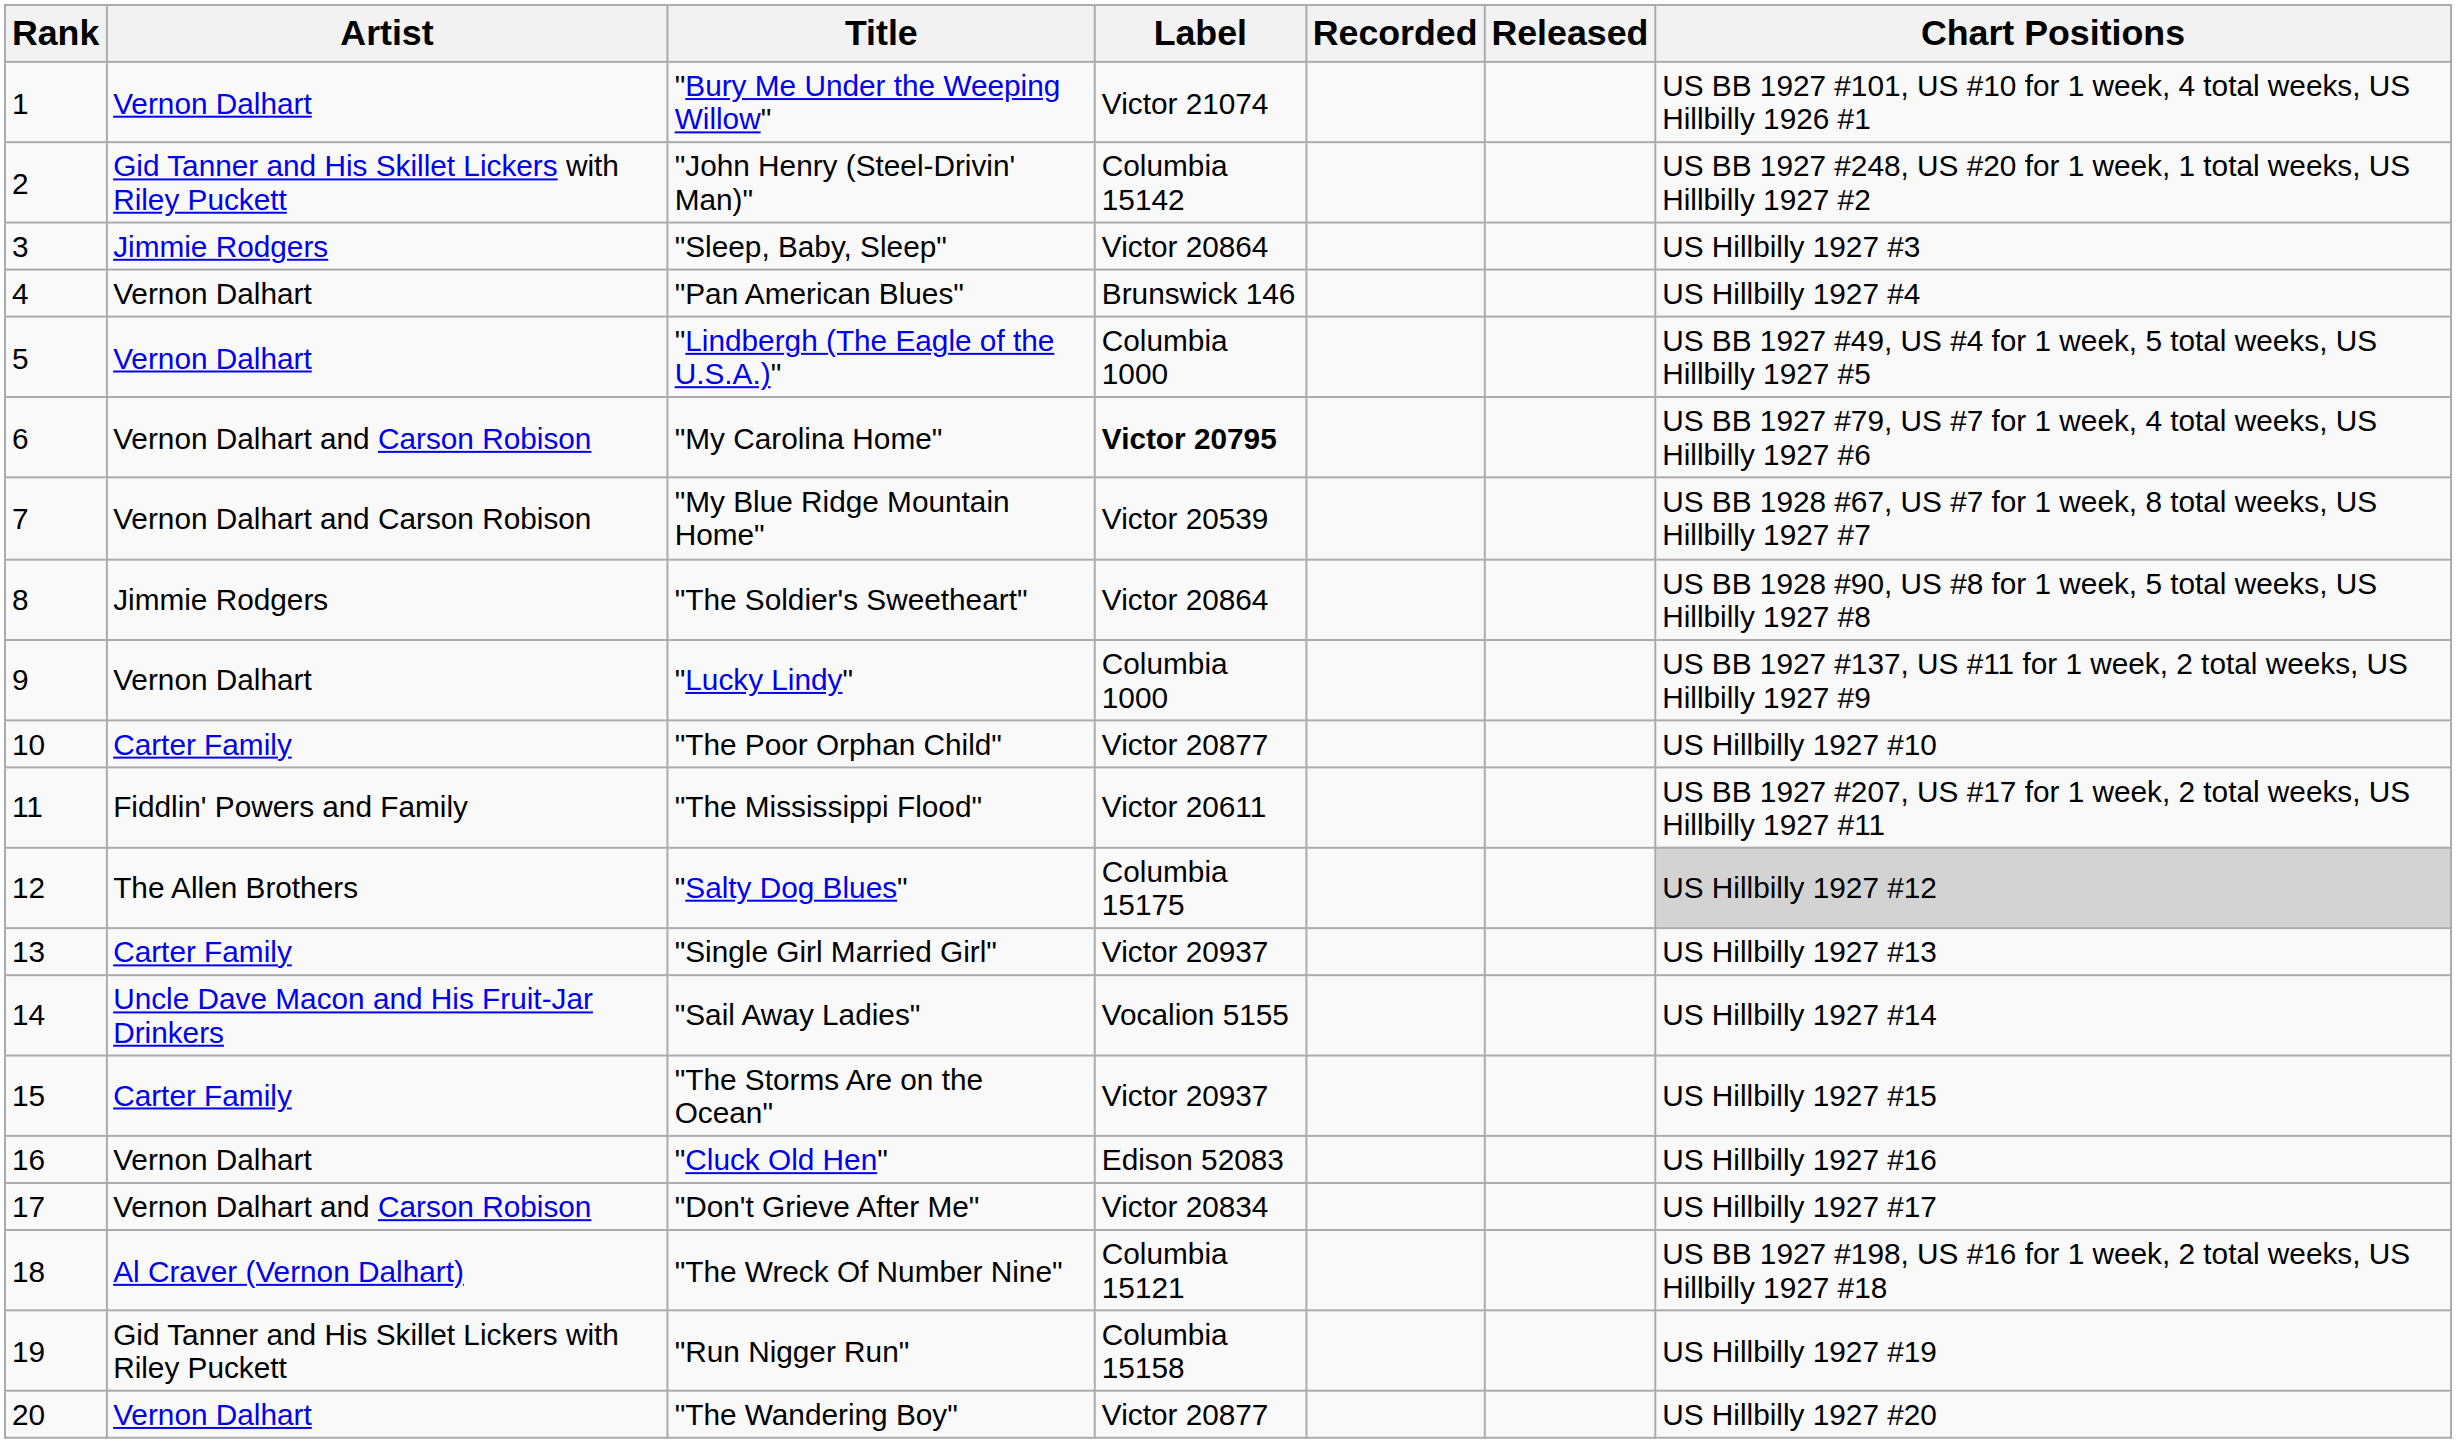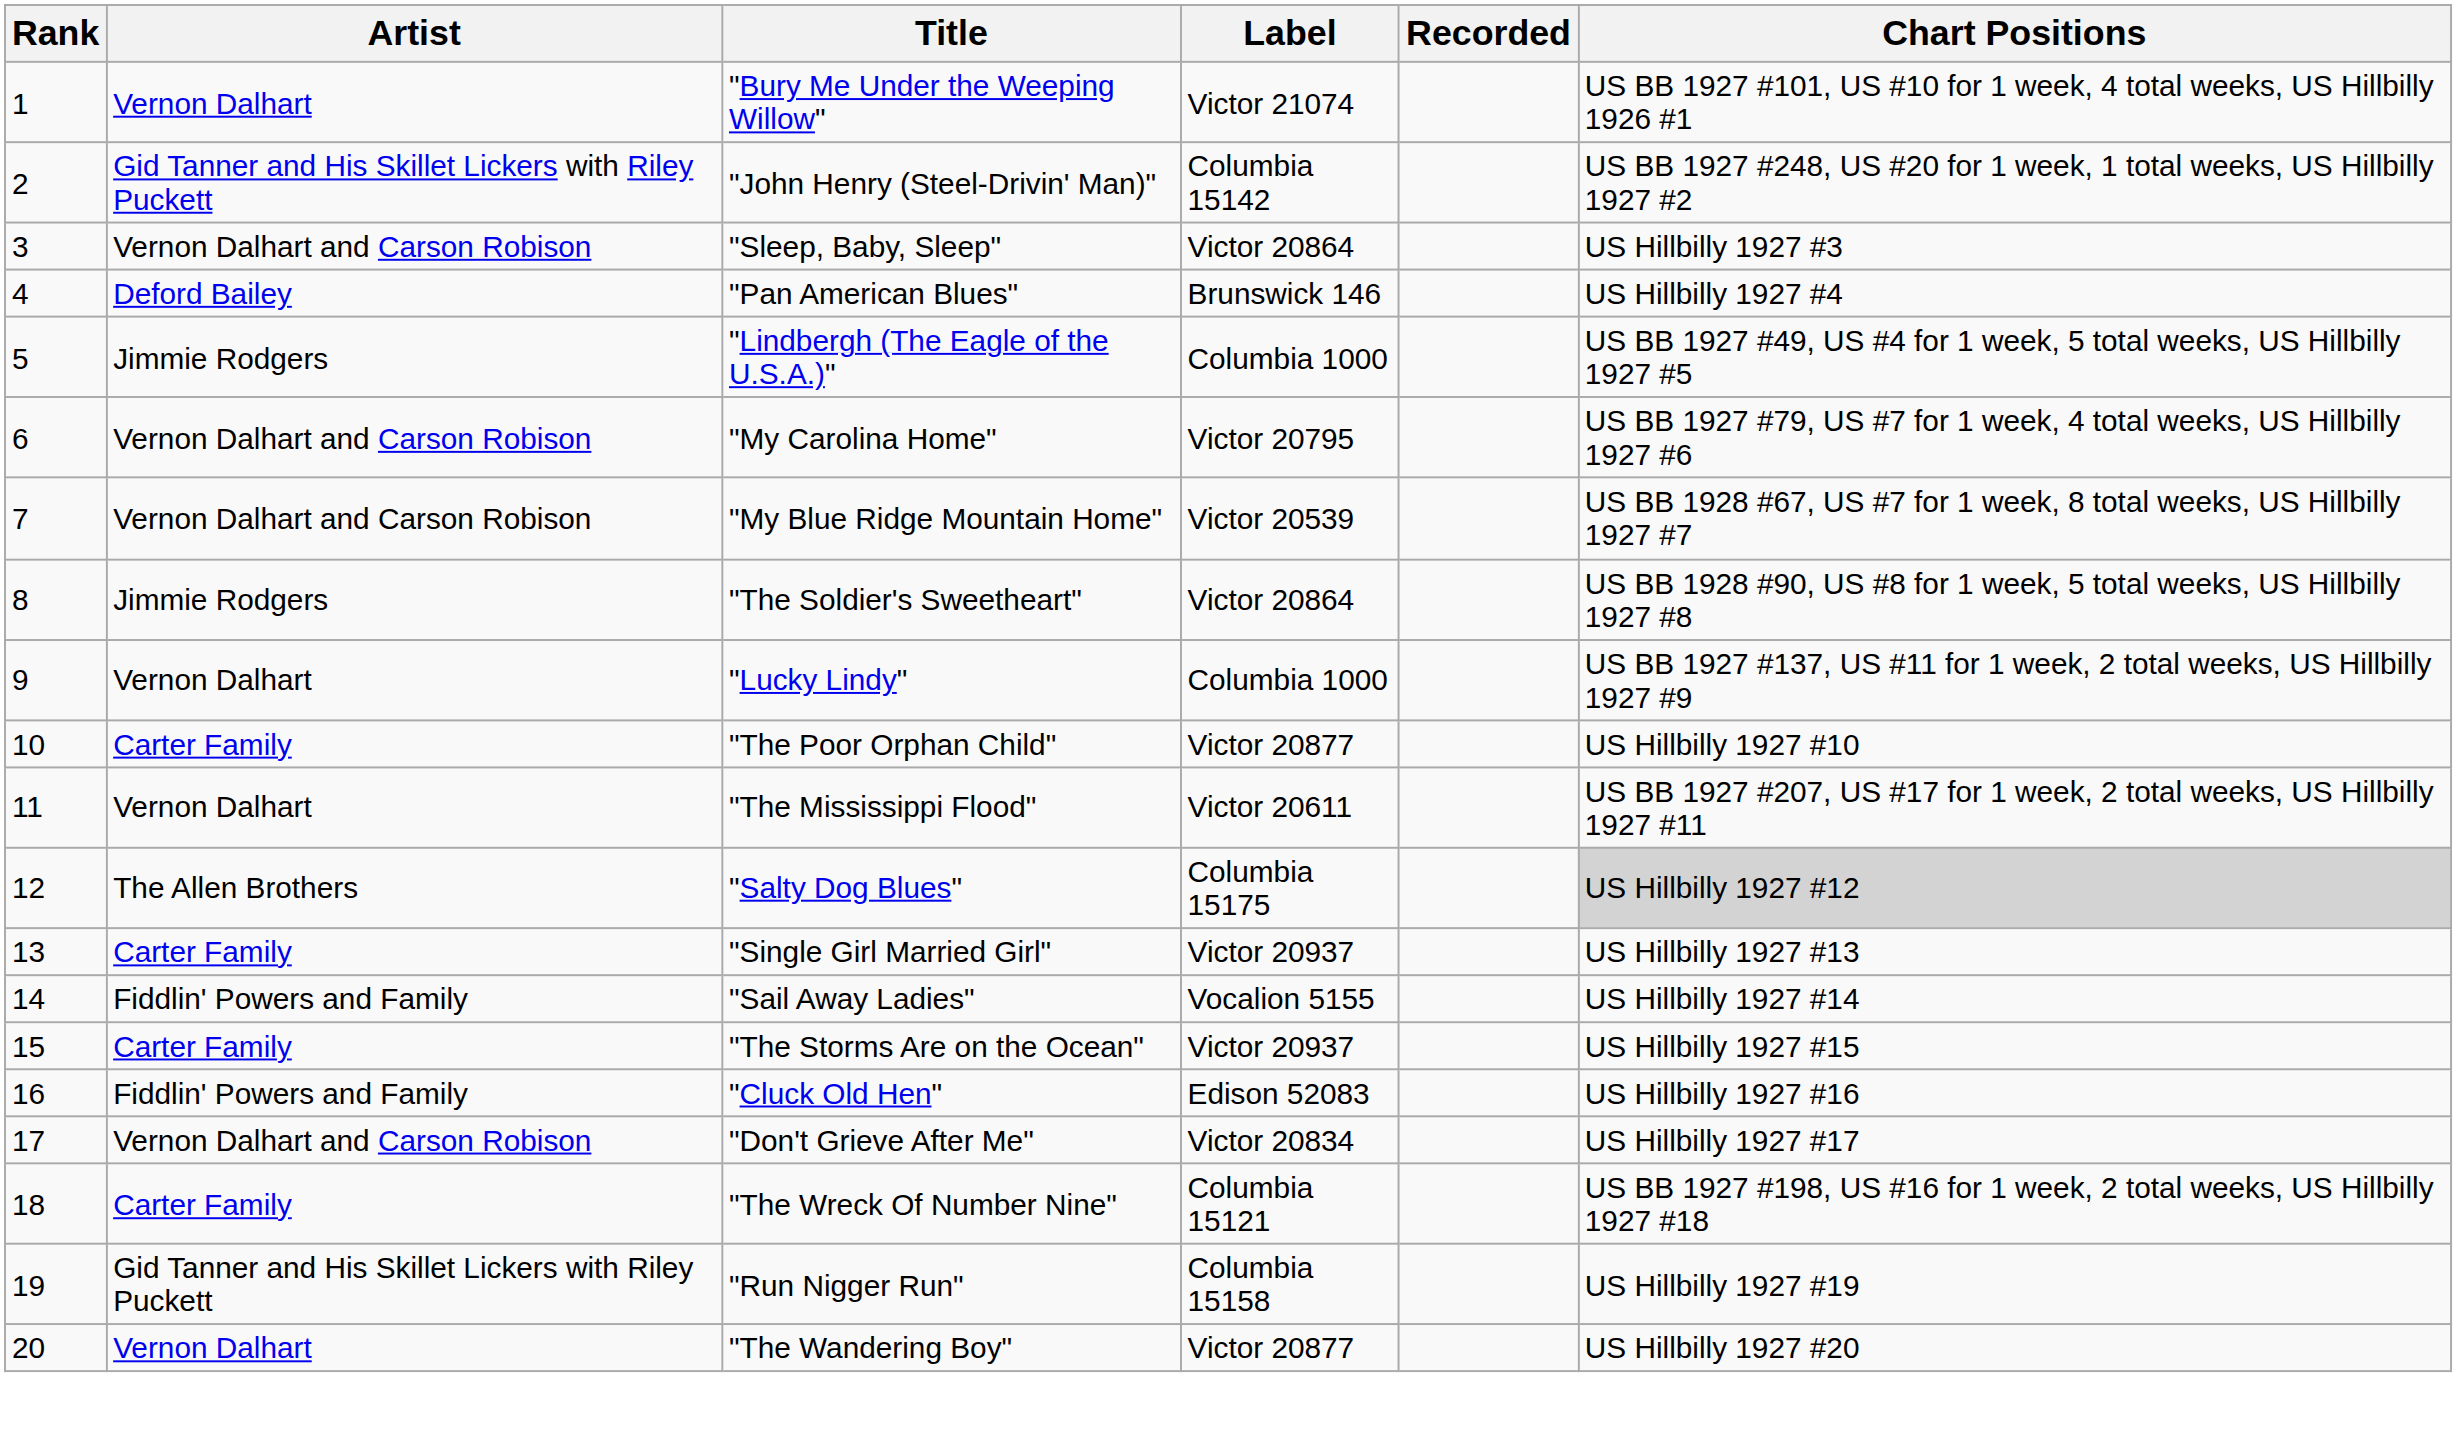- column: (1570, 33)
(221, 247) Jimmie Rodgers -> (352, 247) Vernon Dalhart and Carson Robison
(212, 294) Vernon Dalhart -> (202, 294) Deford Bailey
(212, 358) Vernon Dalhart -> (221, 358) Jimmie Rodgers
(1189, 438) bold -> (1271, 438) normal
(291, 807) Fiddlin' Powers and Family -> (212, 807) Vernon Dalhart
(353, 1015) Uncle Dave Macon and His Fruit-Jar Drinkers -> (291, 999) Fiddlin' Powers and Family
(212, 1160) Vernon Dalhart -> (291, 1093) Fiddlin' Powers and Family
(289, 1271) Al Craver (Vernon Dalhart) -> (202, 1204) Carter Family
